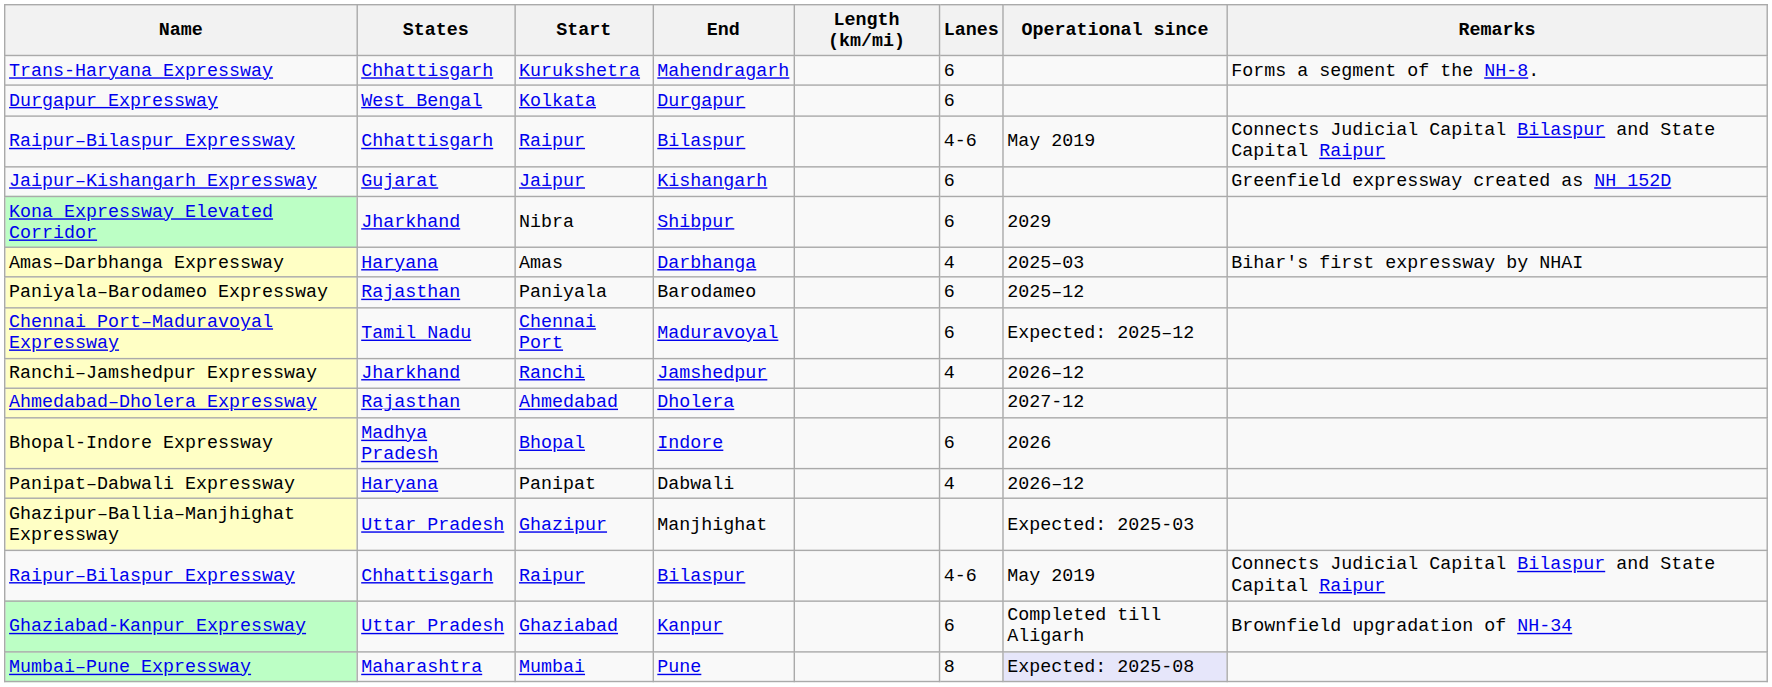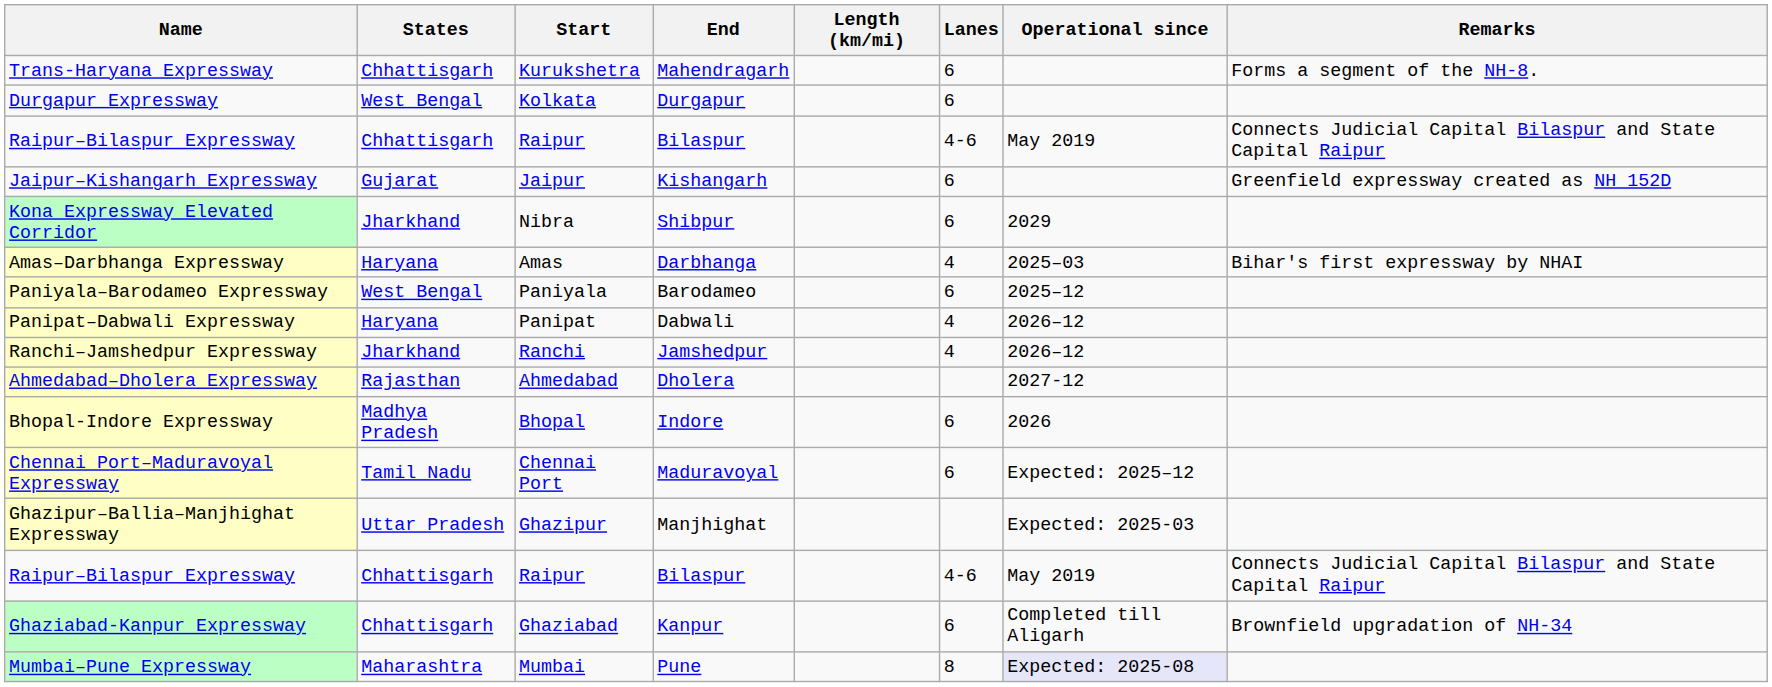(411, 292) Rajasthan -> (422, 292) West Bengal
rows swapped: (152, 484) <-> (141, 333)
(433, 626) Uttar Pradesh -> (427, 626) Chhattisgarh
